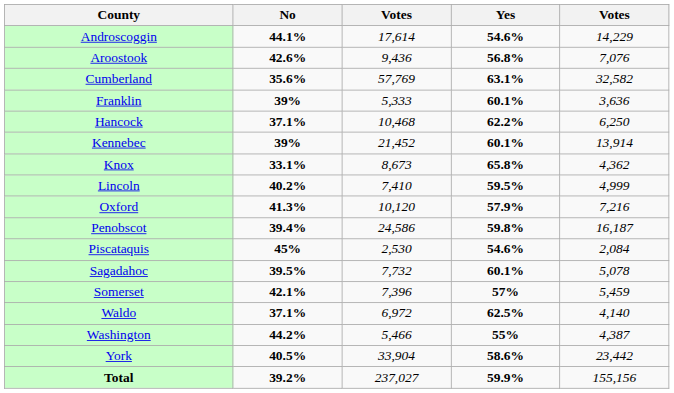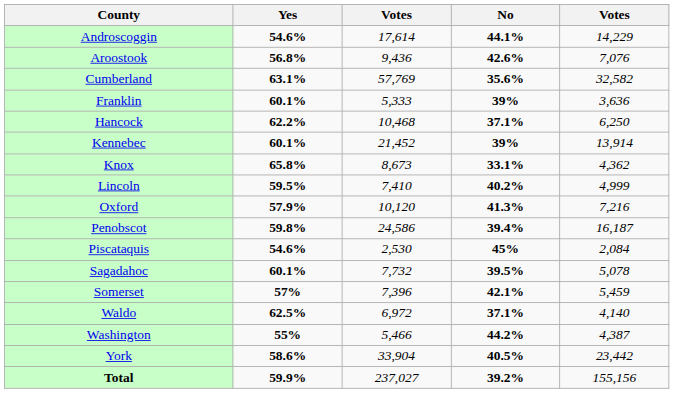columns swapped: (505, 15) <-> (288, 15)
